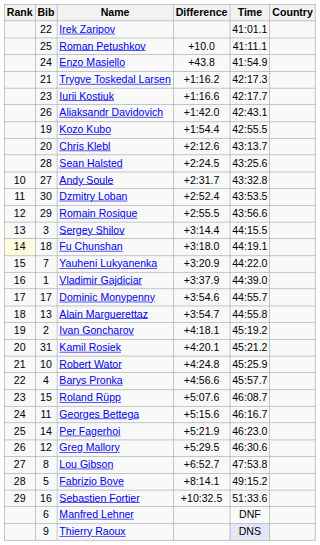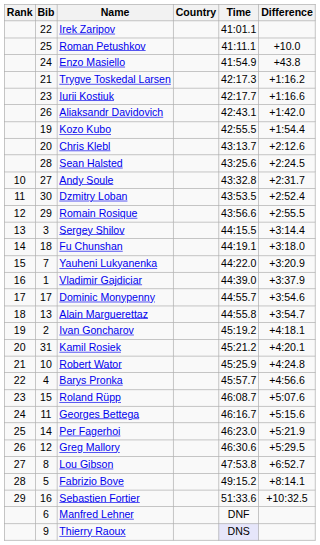columns swapped: (293, 12) <-> (202, 12)
(20, 247) lightyellow background -> (20, 247) no background
